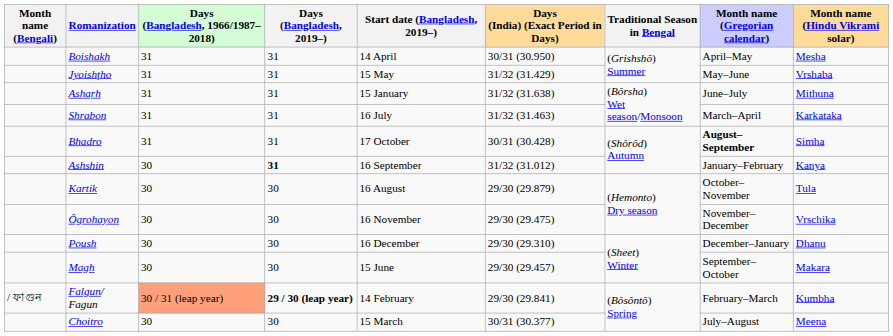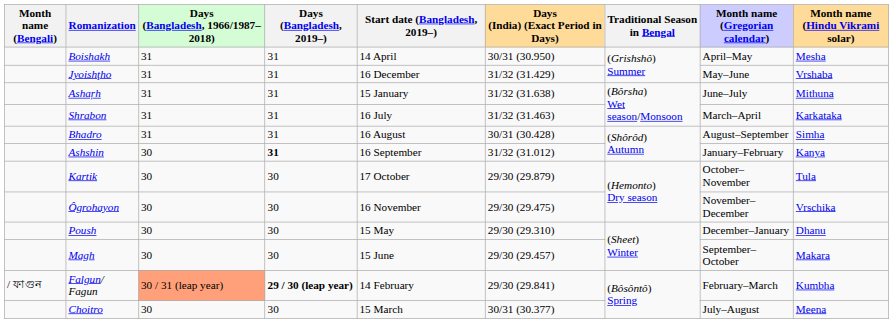(377, 74) 15 May -> (390, 74) 16 December
(385, 141) 17 October -> (382, 134) 16 August
(728, 141) bold -> (745, 134) normal
(382, 189) 16 August -> (385, 176) 17 October
(390, 243) 16 December -> (377, 231) 15 May
